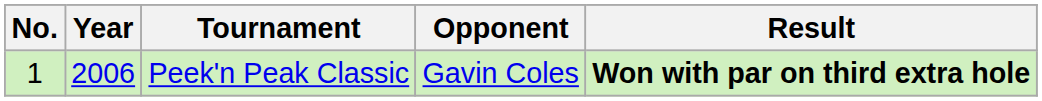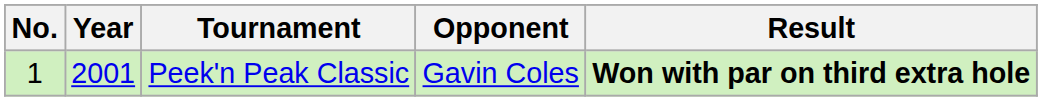(103, 73) 2006 -> (103, 73) 2001
